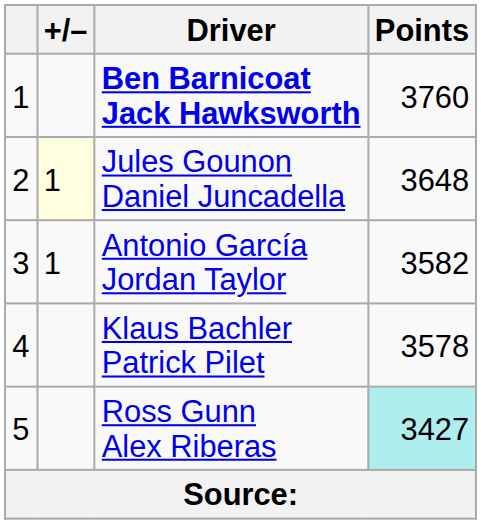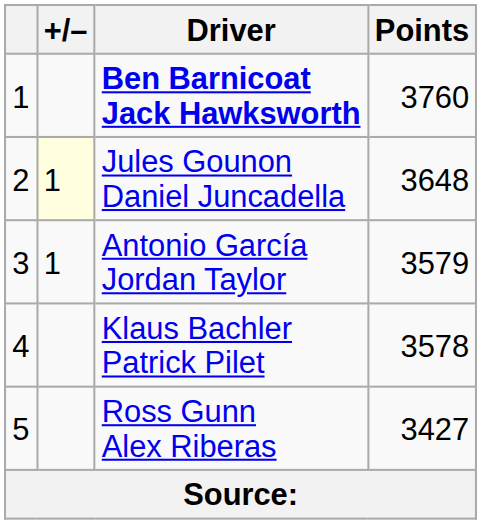(435, 262) 3582 -> (435, 262) 3579
(435, 429) paleturquoise background -> (435, 429) no background
